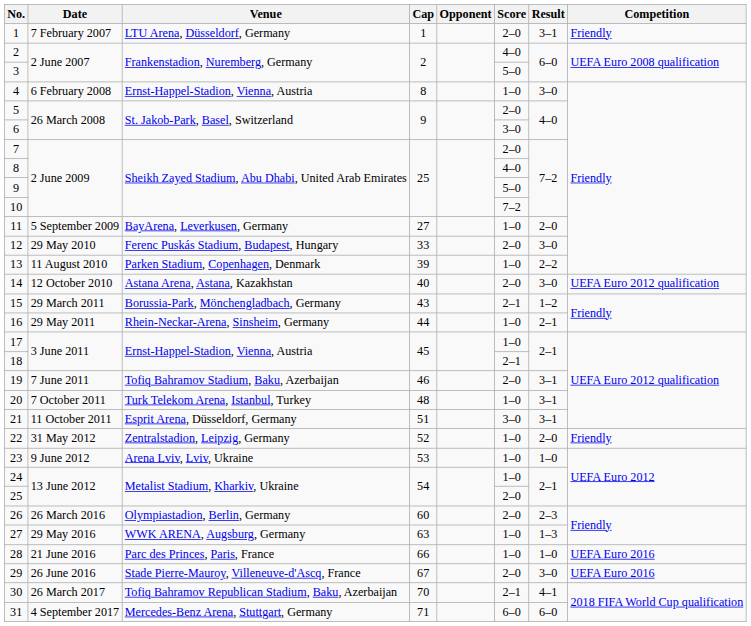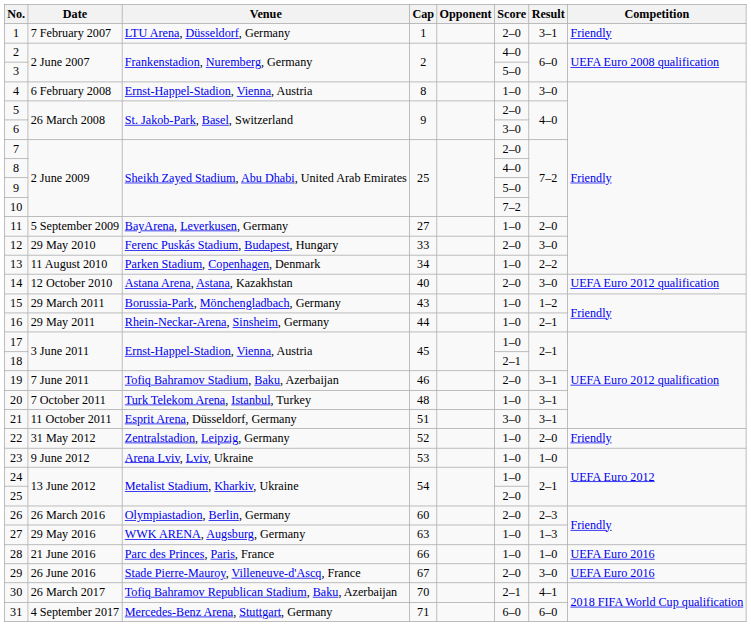(423, 264) 39 -> (423, 264) 34
(512, 303) 2–1 -> (512, 303) 1–0
